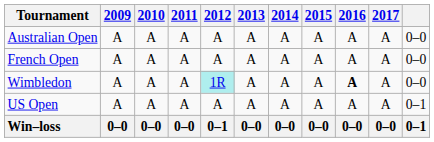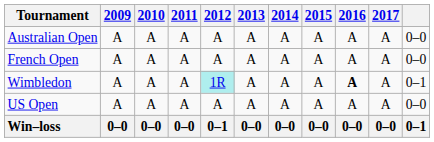(416, 81) 0–0 -> (416, 81) 0–1
(416, 103) 0–1 -> (416, 103) 0–0
